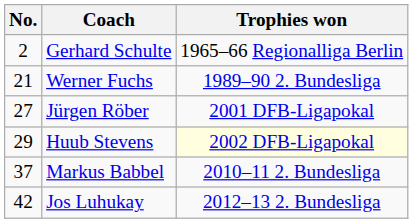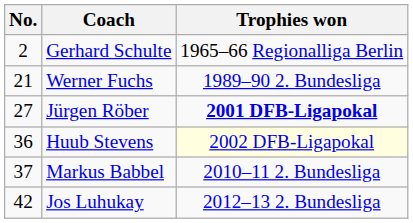(292, 111) normal -> (292, 111) bold
(23, 141) 29 -> (23, 141) 36
